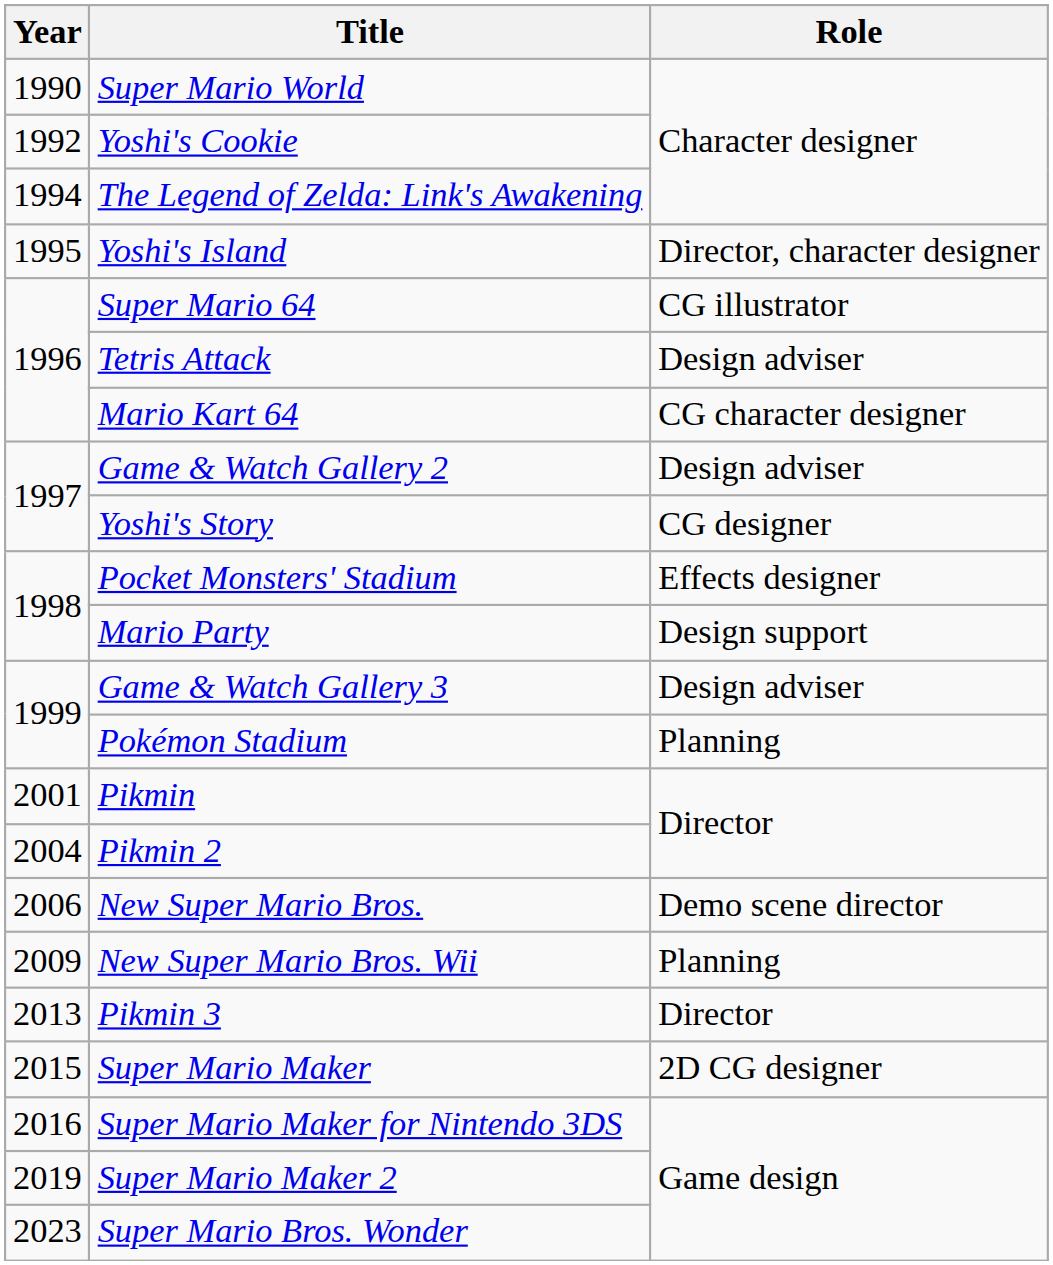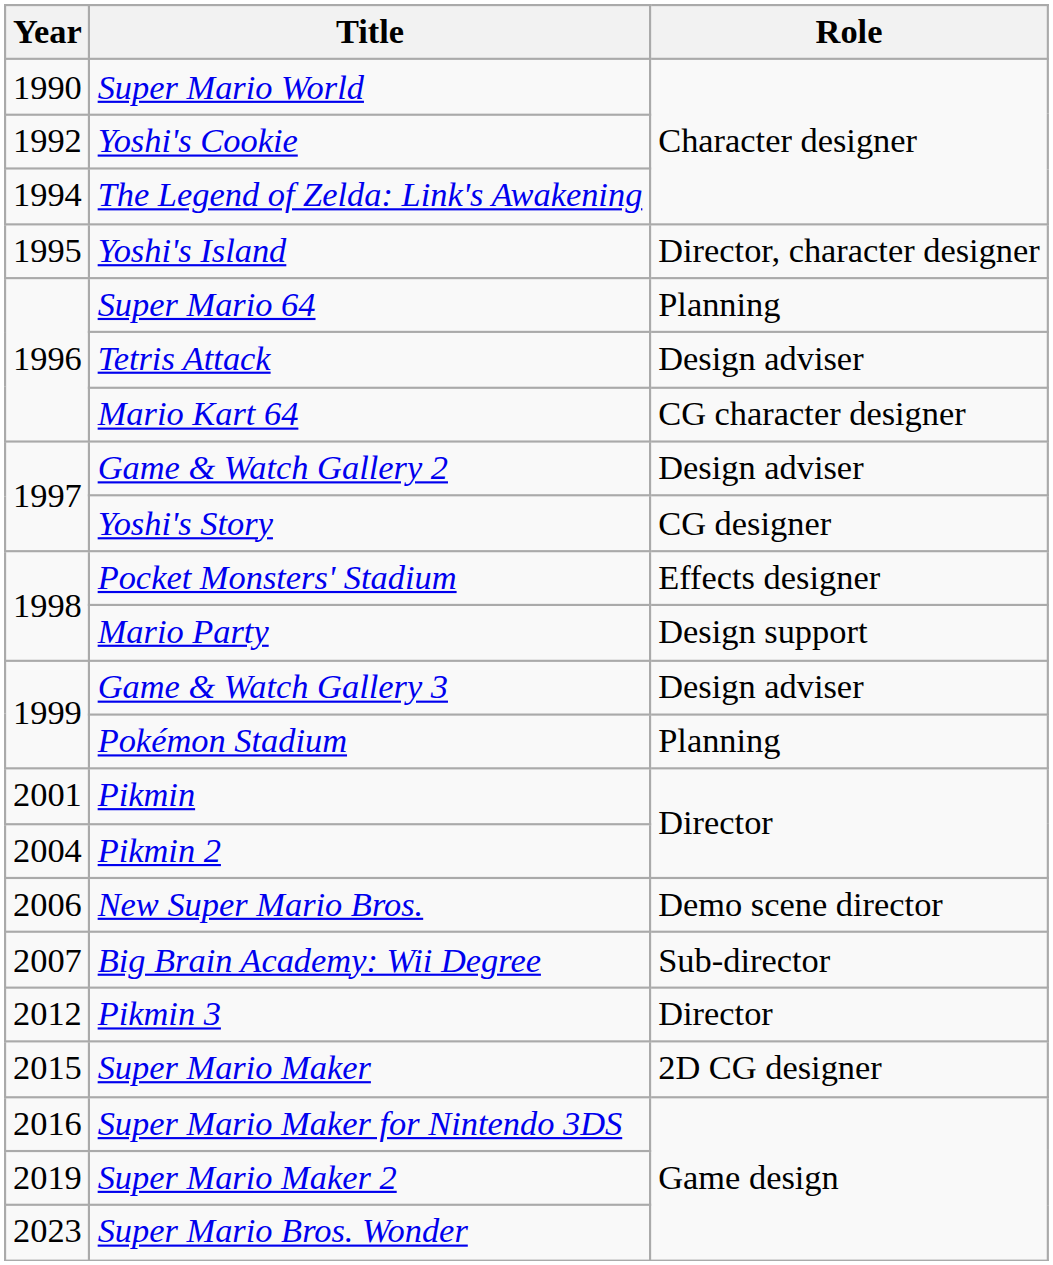(753, 304) CG illustrator -> (719, 304) Planning
+ row: (319, 959)
- row: (288, 959)
(47, 1013) 2013 -> (47, 1013) 2012
